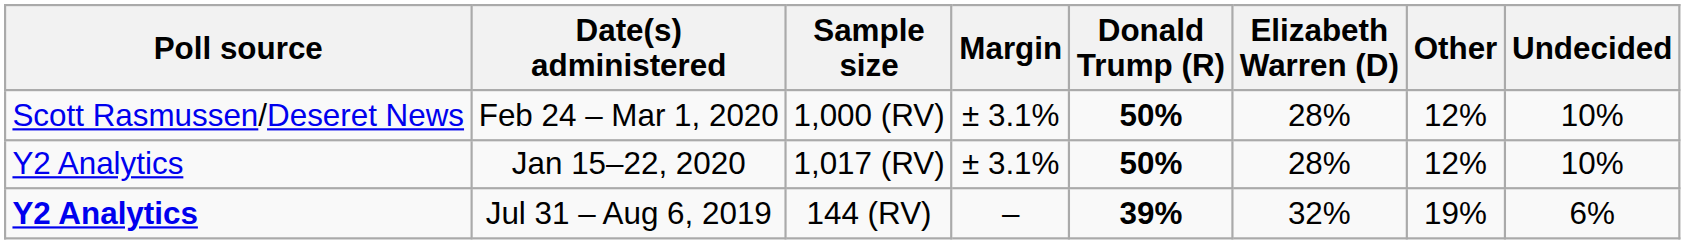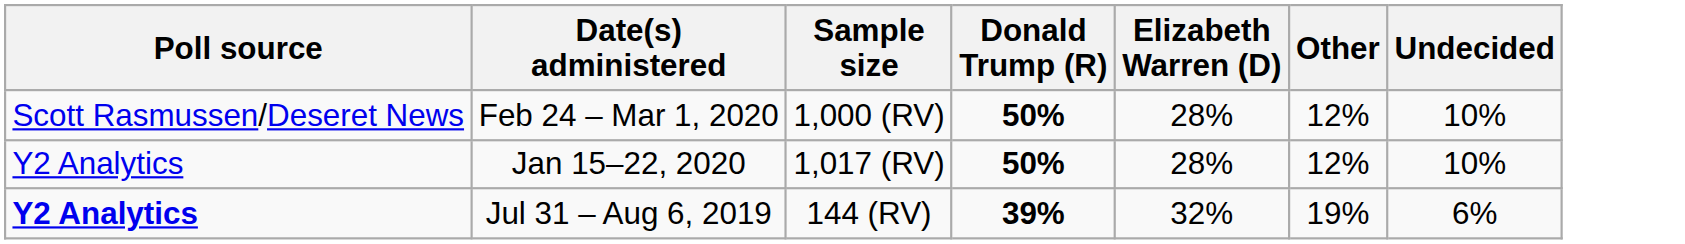- column: (1011, 48)
